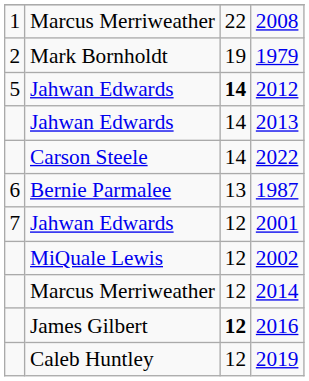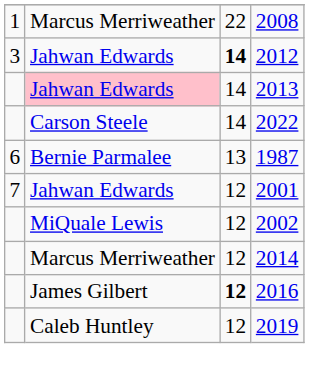- row: (277, 55)
(15, 88) 5 -> (15, 55) 3
(102, 122) no background -> (102, 88) pink background
